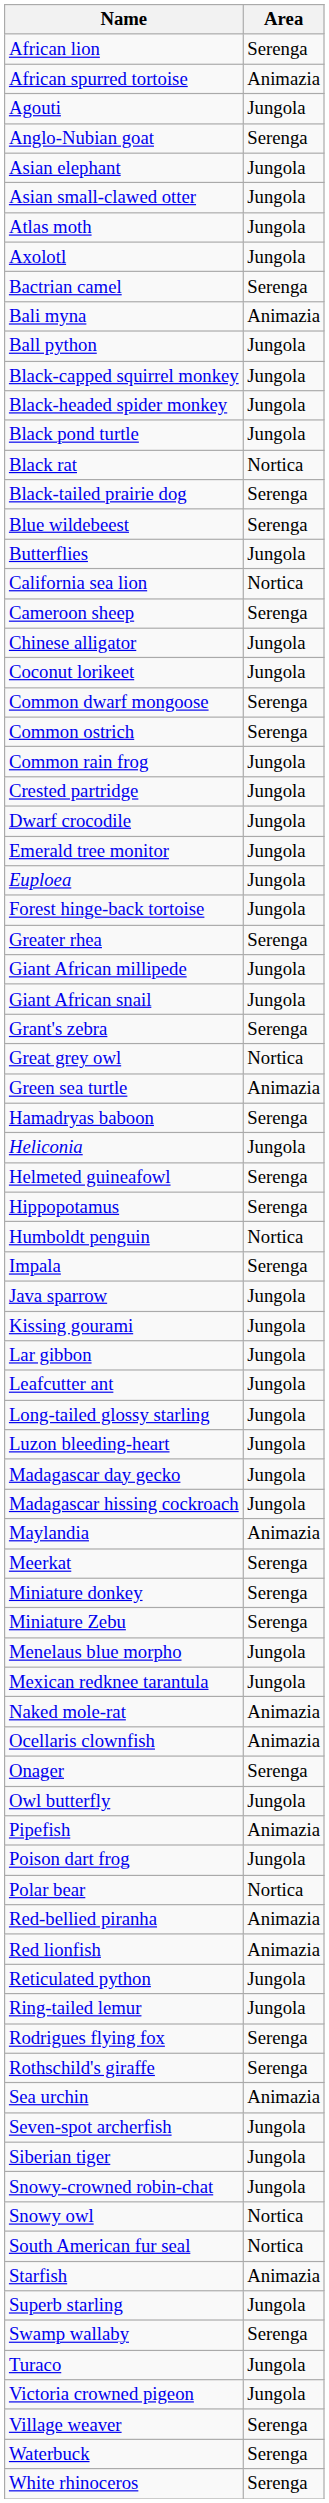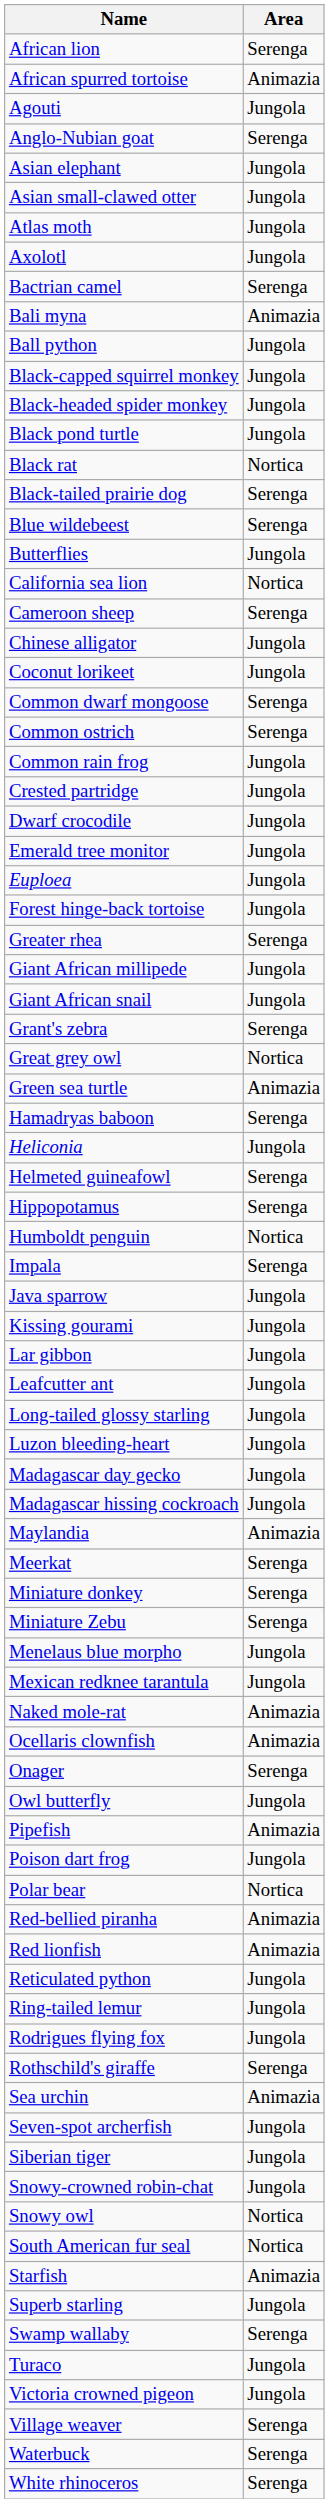(277, 2038) Serenga -> (276, 2038) Jungola
